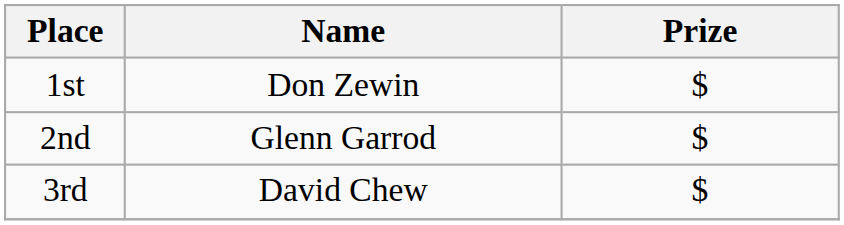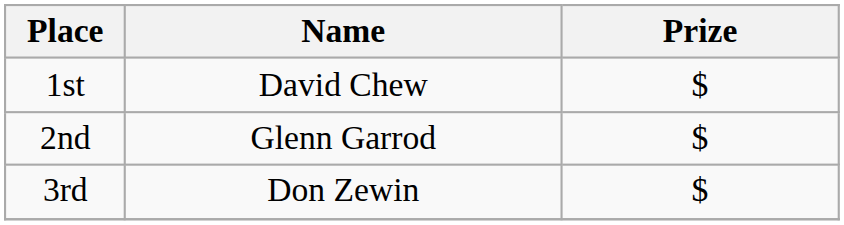(343, 84) Don Zewin -> (343, 84) David Chew
(343, 191) David Chew -> (343, 191) Don Zewin
